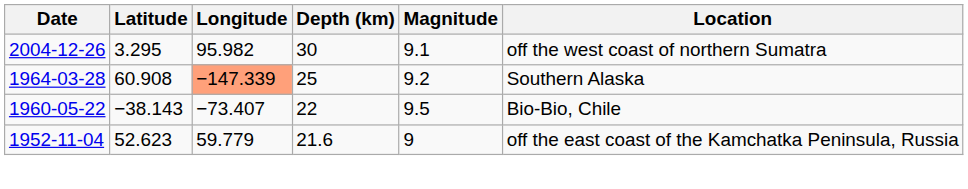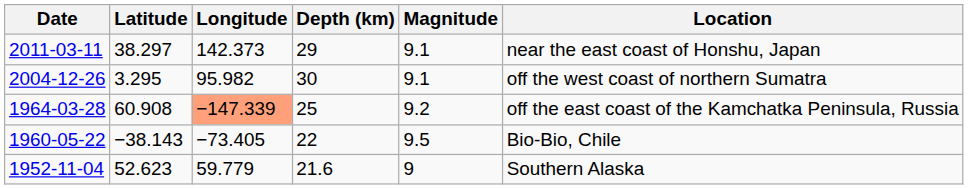+ row: (56, 49)
(575, 79) Southern Alaska -> (733, 109) off the east coast of the Kamchatka Peninsula, Russia
(231, 109) −73.407 -> (231, 139) −73.405
(733, 139) off the east coast of the Kamchatka Peninsula, Russia -> (575, 169) Southern Alaska
